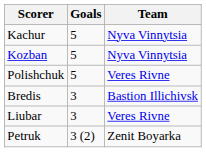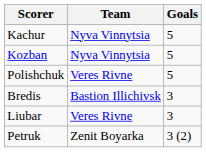columns swapped: (86, 14) <-> (153, 14)
